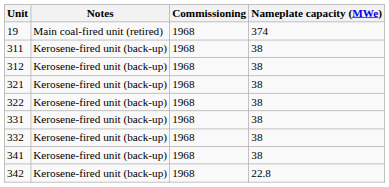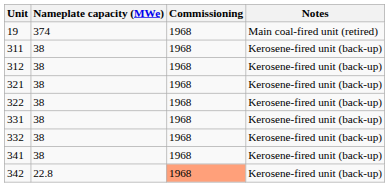columns swapped: (317, 13) <-> (100, 13)
(183, 173) no background -> (180, 173) lightsalmon background
